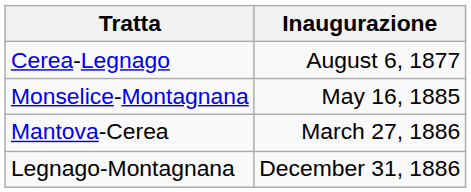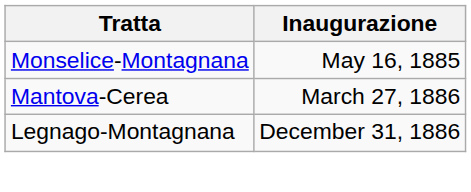- row: (90, 59)
